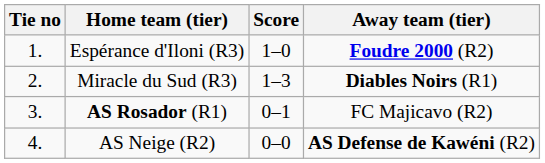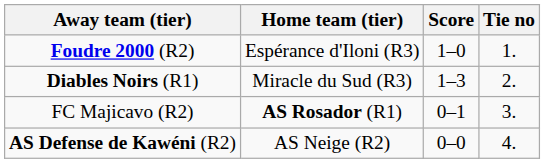columns swapped: (35, 19) <-> (421, 19)
